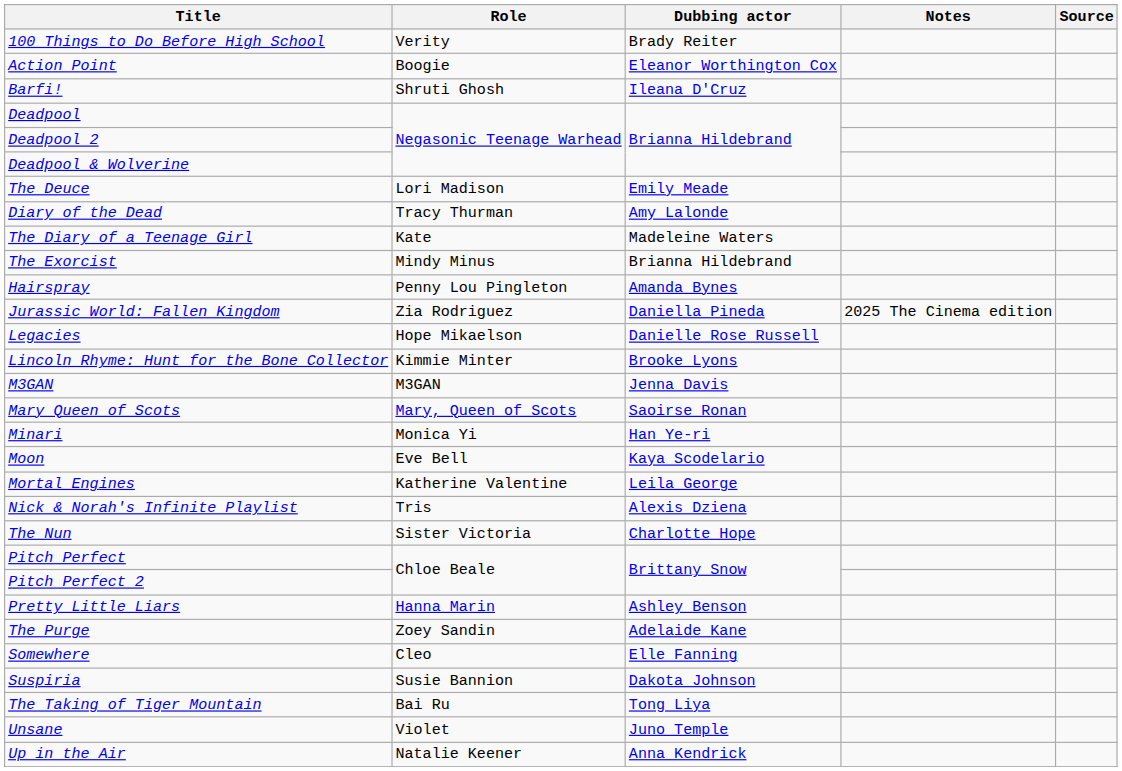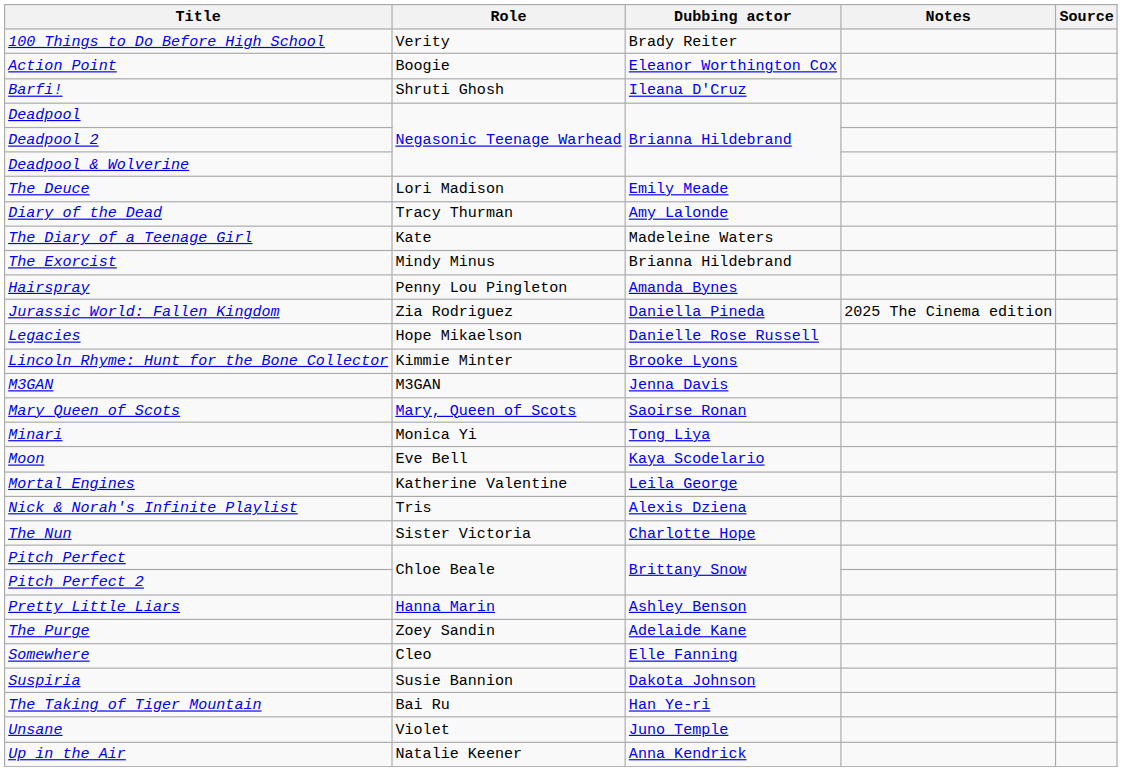(670, 435) Han Ye-ri -> (670, 435) Tong Liya
(670, 705) Tong Liya -> (670, 705) Han Ye-ri
